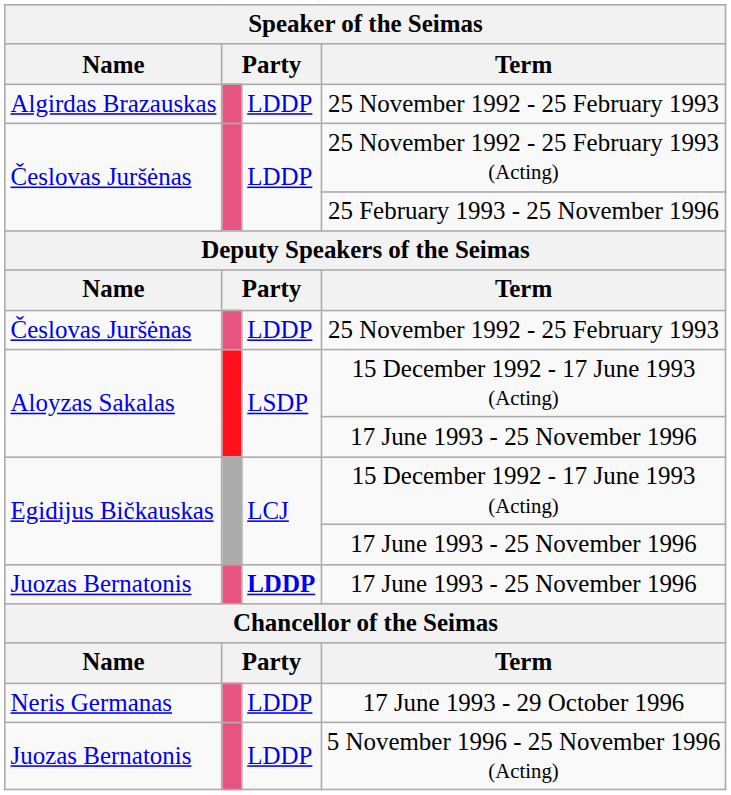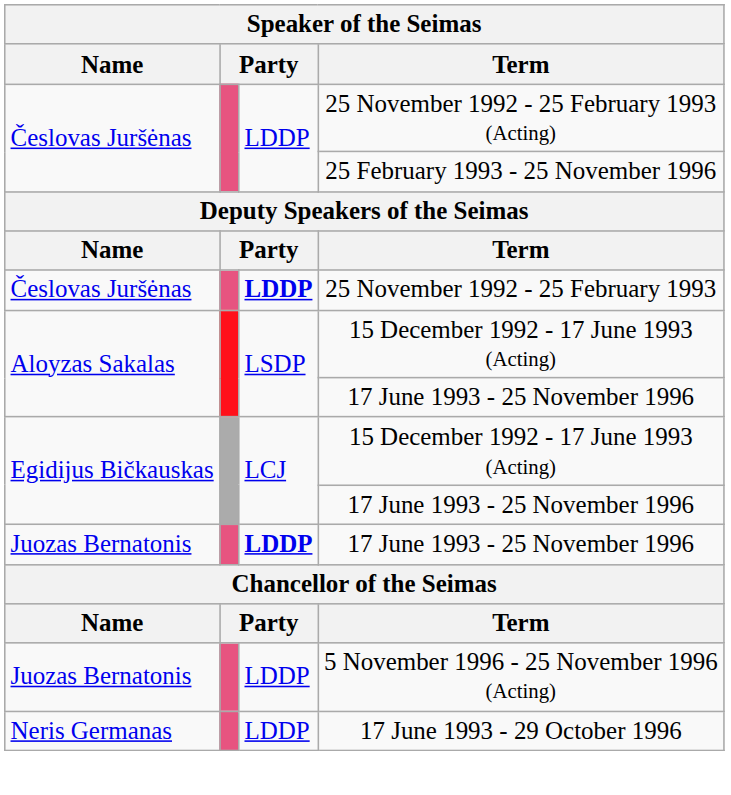- row: (113, 103)
(280, 329) normal -> (278, 289) bold
rows swapped: (91, 702) <-> (101, 755)
